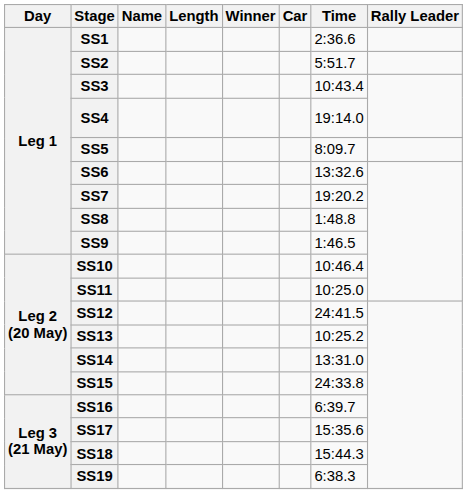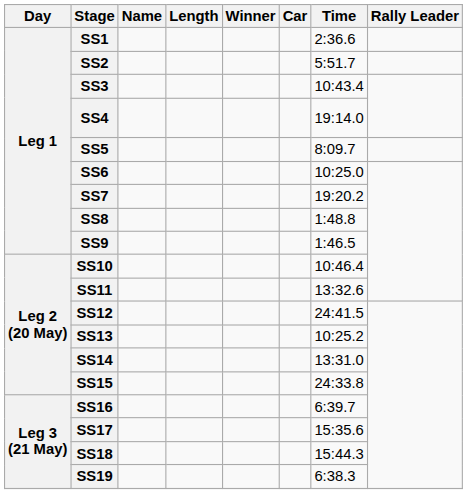(339, 172) 13:32.6 -> (339, 172) 10:25.0
(339, 289) 10:25.0 -> (339, 289) 13:32.6
